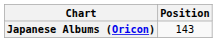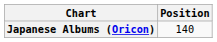(185, 30) 143 -> (185, 30) 140
